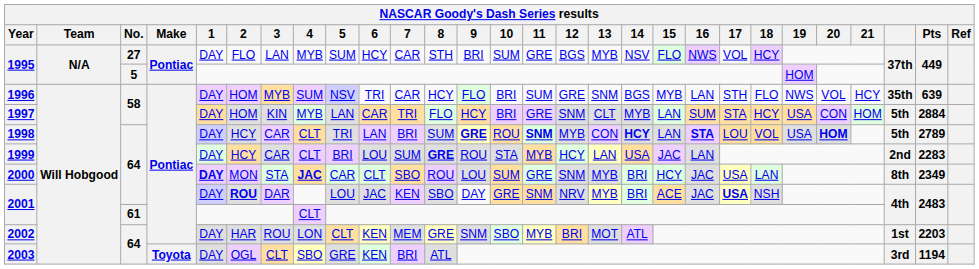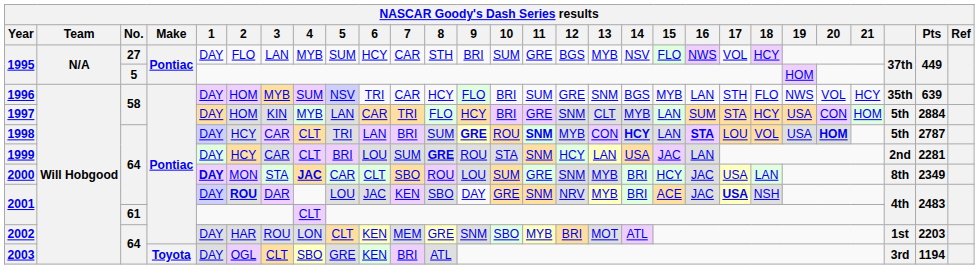(932, 134) 2789 -> (932, 134) 2787
(539, 154) MYB -> (539, 154) SNM
(932, 154) 2283 -> (932, 154) 2281
